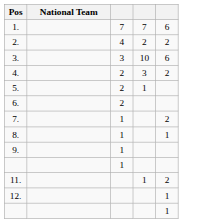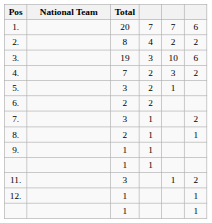+ column: (125, 12)
